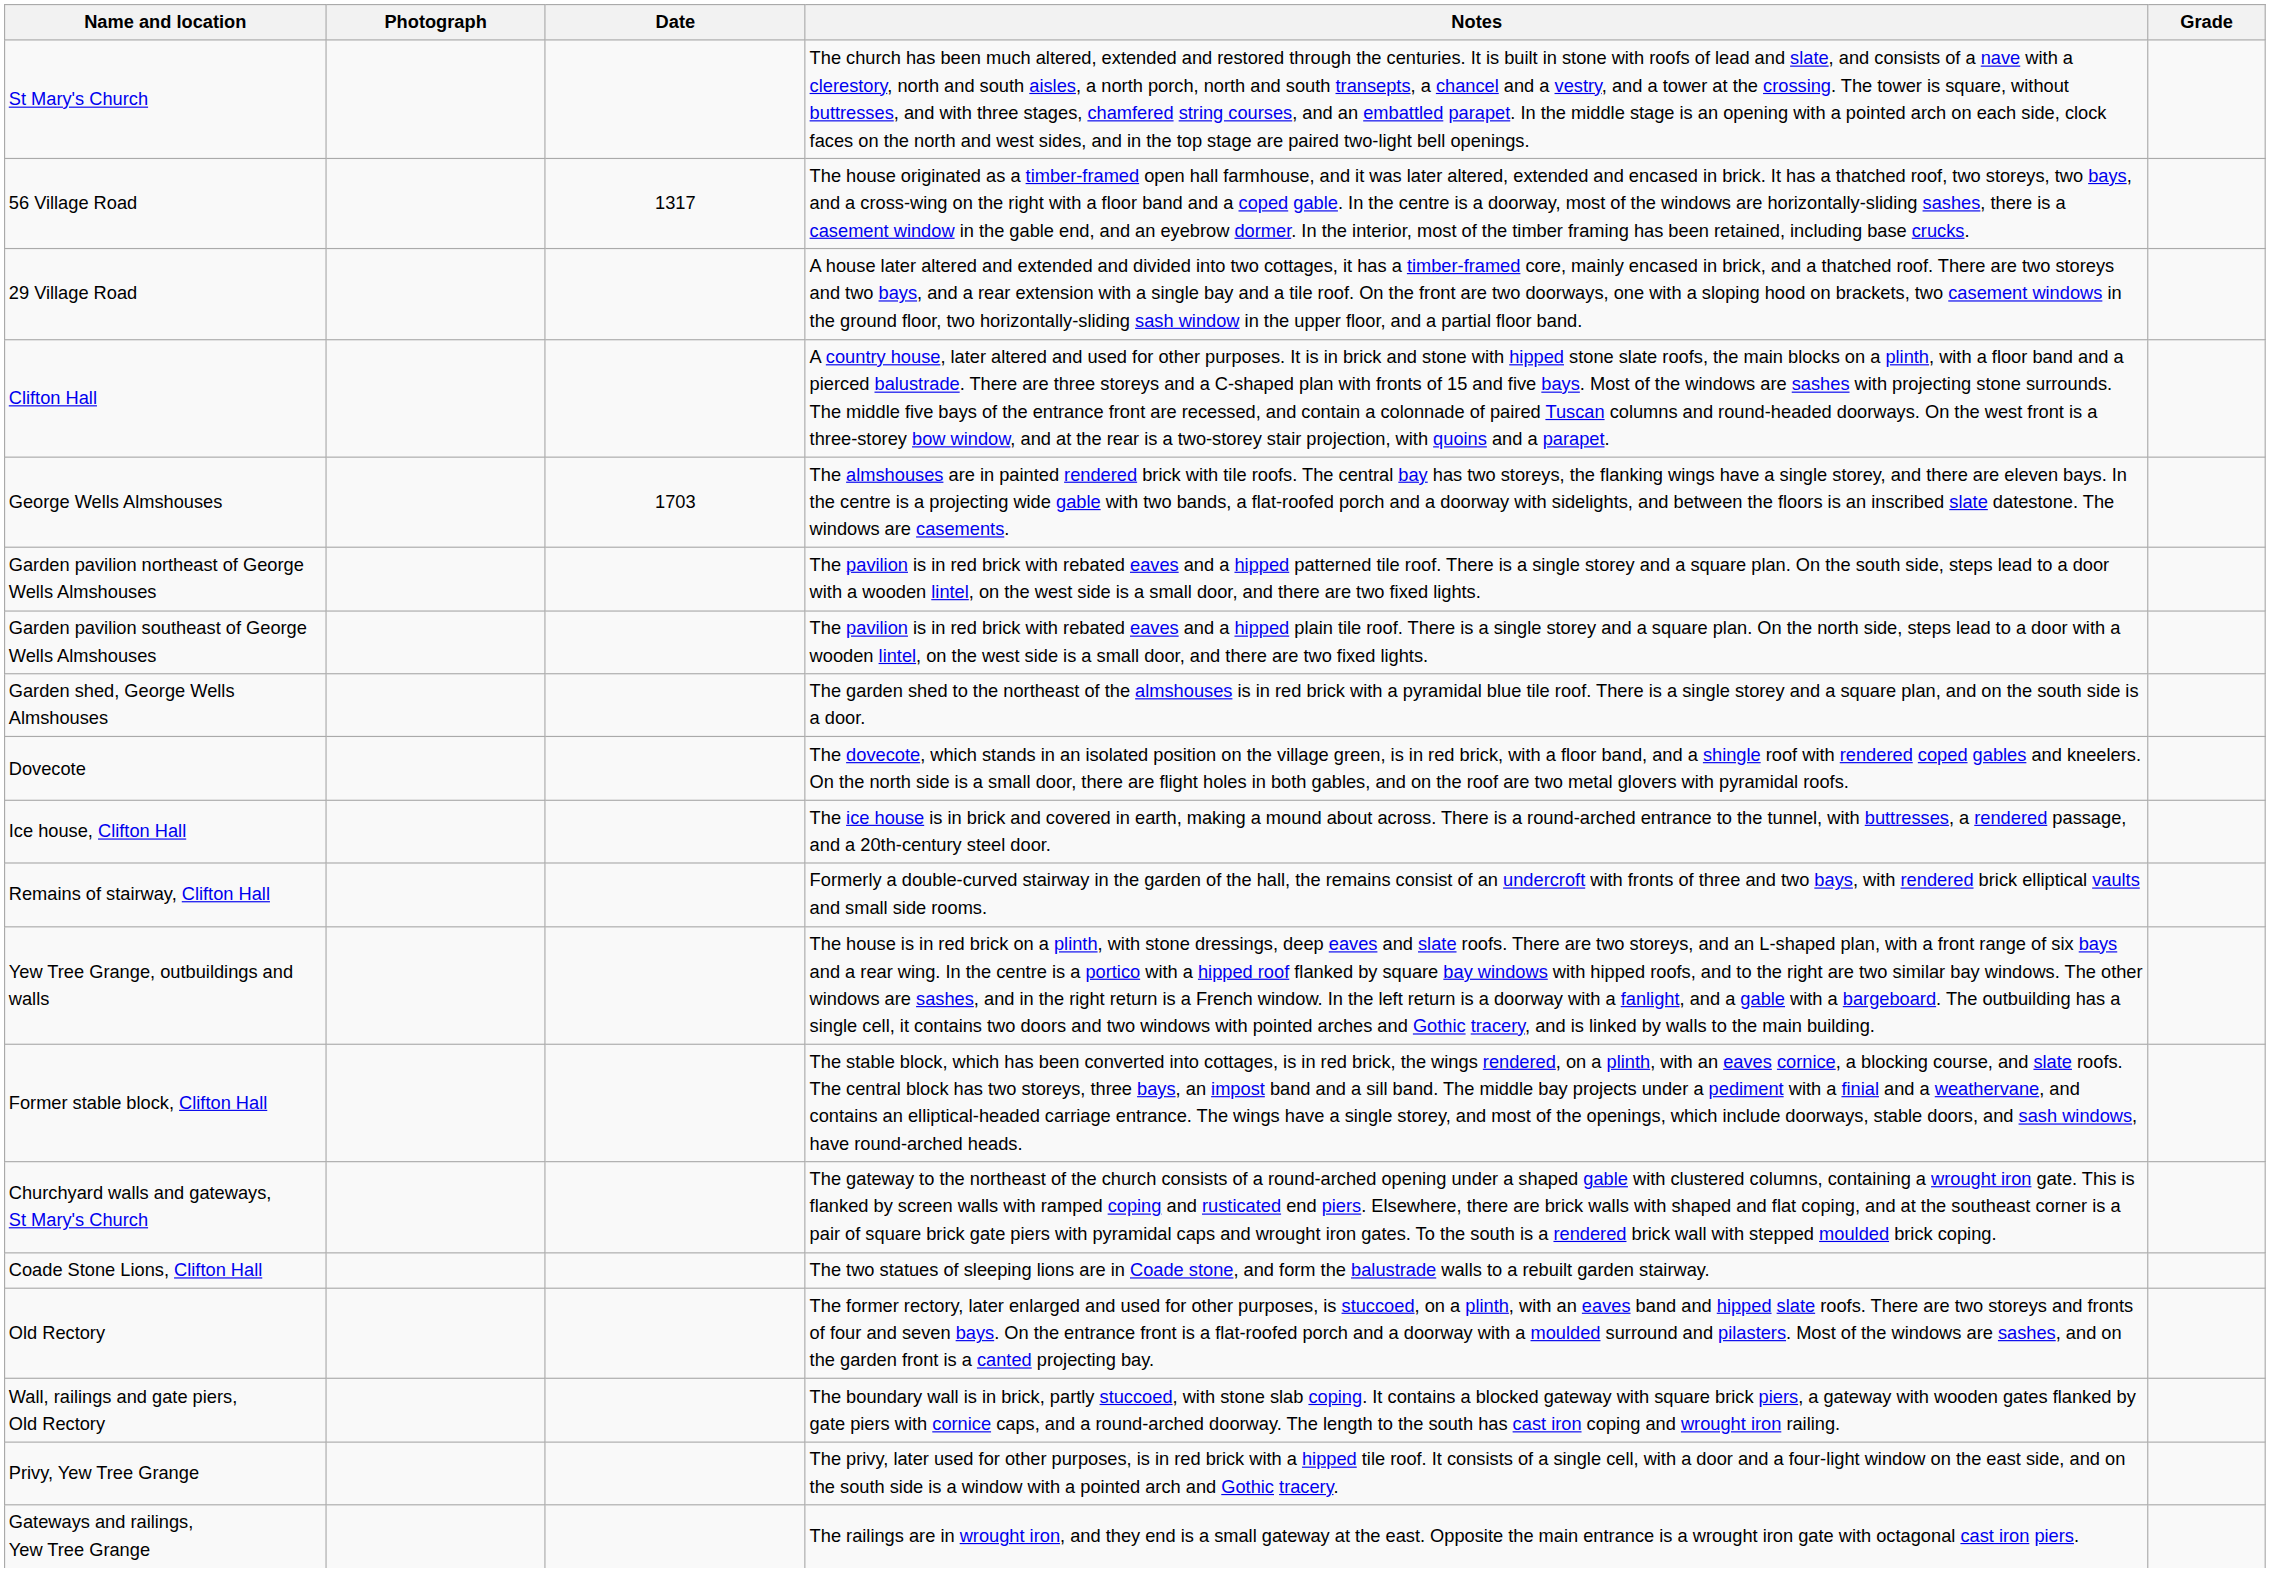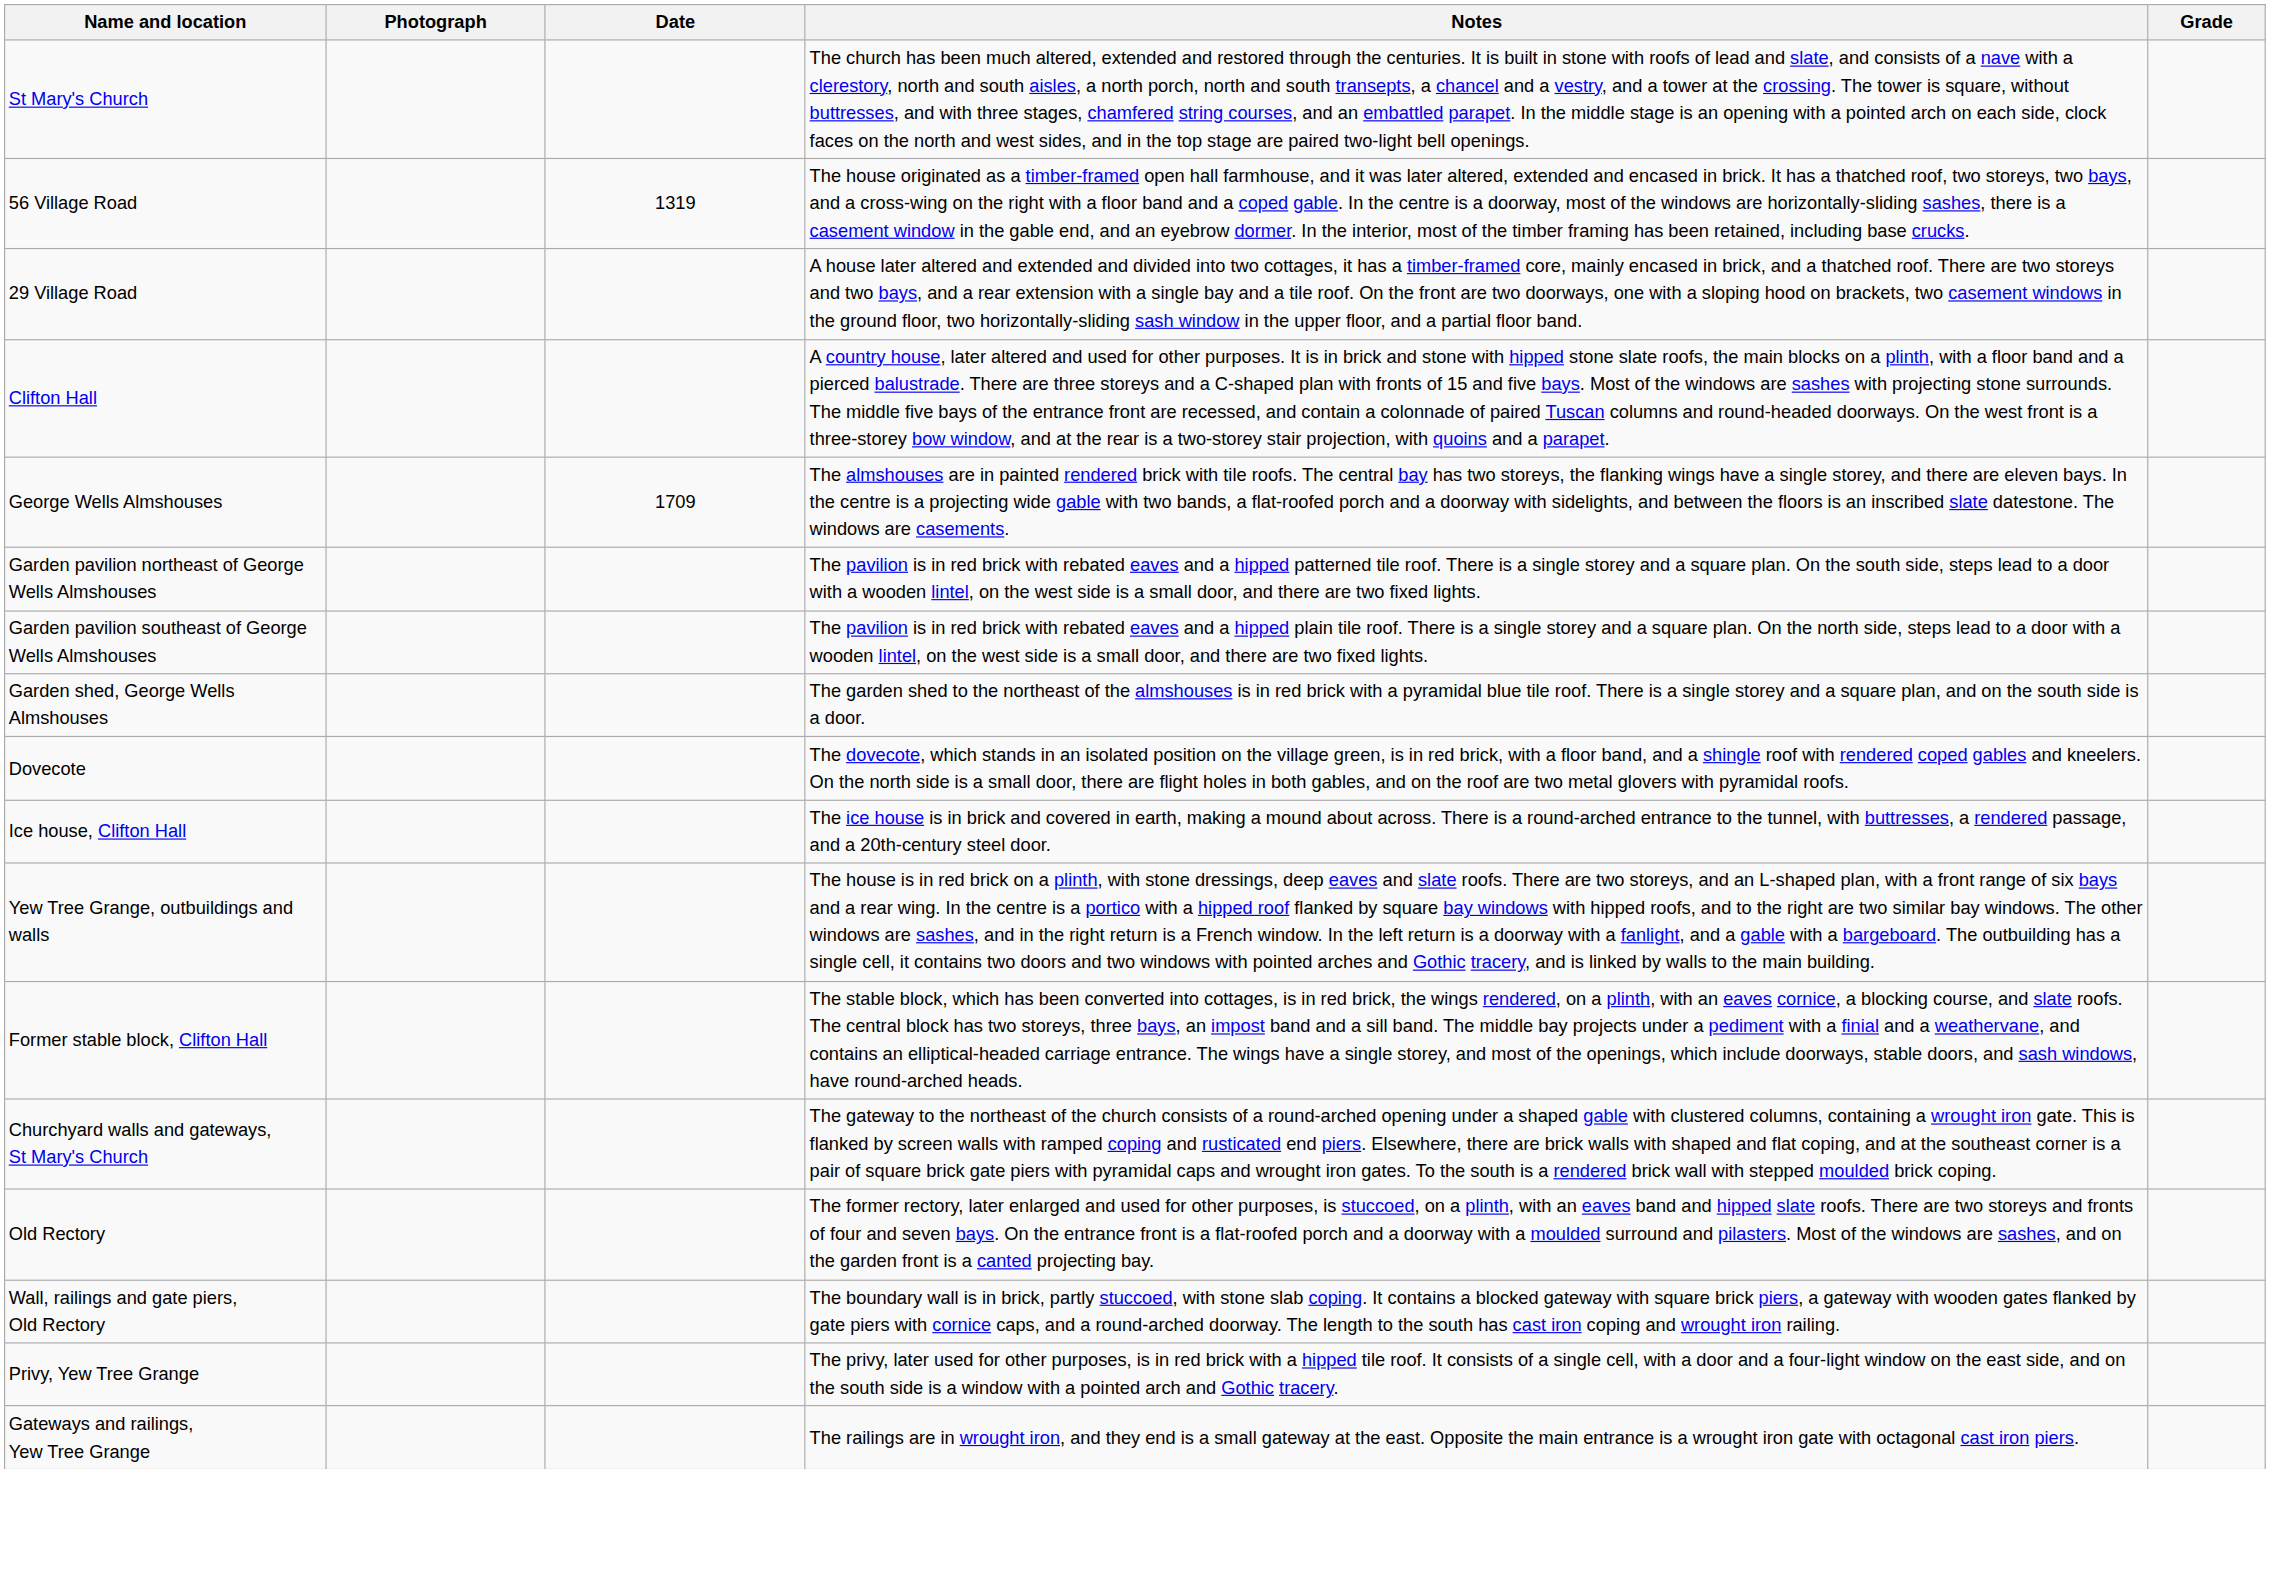(675, 203) 1317 -> (675, 203) 1319
(675, 502) 1703 -> (675, 502) 1709
- row: (139, 894)
- row: (136, 1270)
